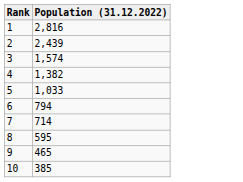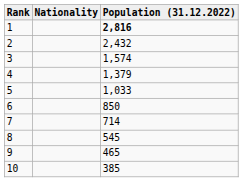+ column: (66, 12)
(49, 28) normal -> (117, 28) bold
(49, 44) 2,439 -> (117, 44) 2,432
(49, 75) 1,382 -> (117, 75) 1,379
(43, 106) 794 -> (111, 106) 850
(43, 138) 595 -> (111, 138) 545
